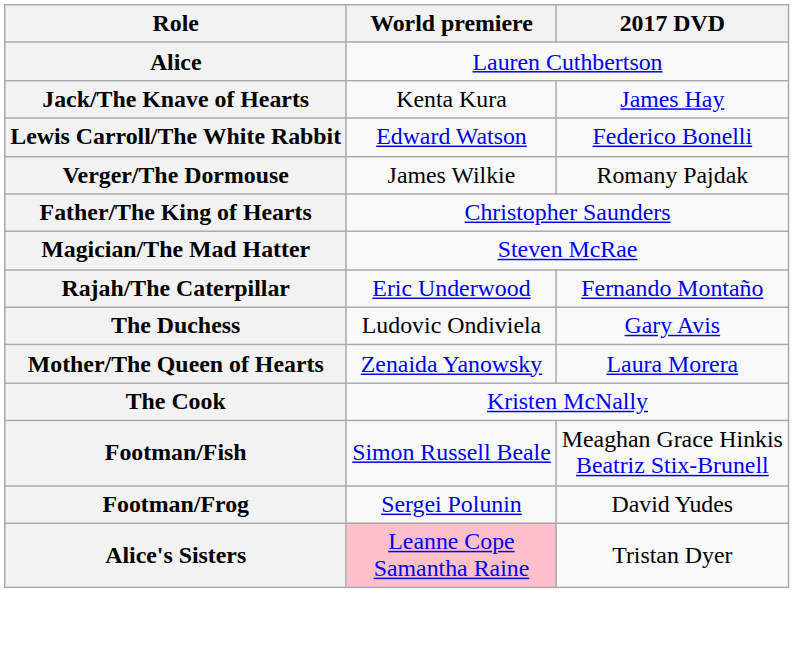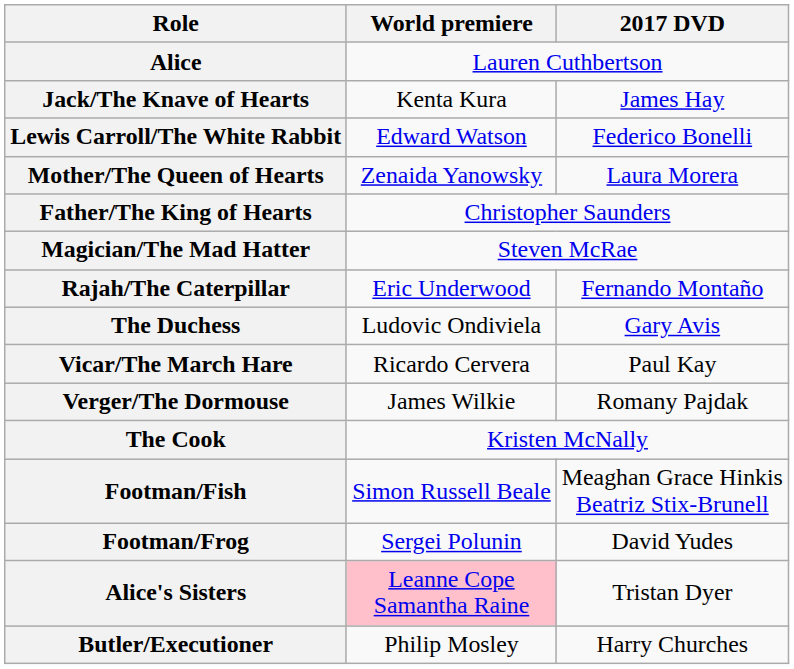rows swapped: (176, 363) <-> (176, 174)
+ row: (176, 363)
+ row: (176, 644)
